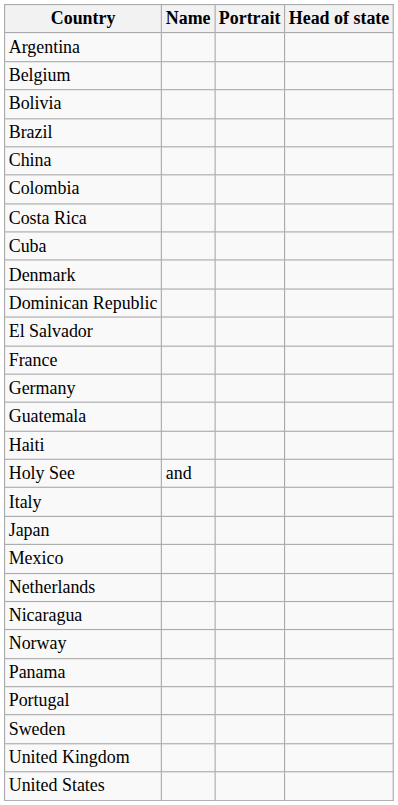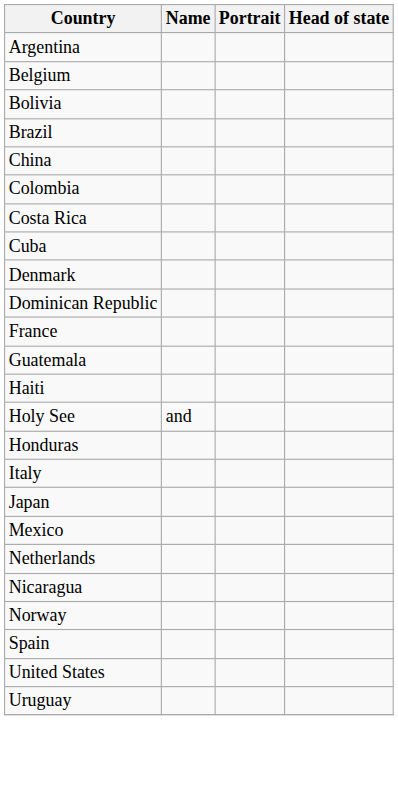- row: (51, 331)
- row: (42, 388)
+ row: (44, 445)
- row: (37, 672)
- row: (39, 700)
+ row: (29, 643)
- row: (37, 729)
- row: (69, 757)
+ row: (40, 700)
